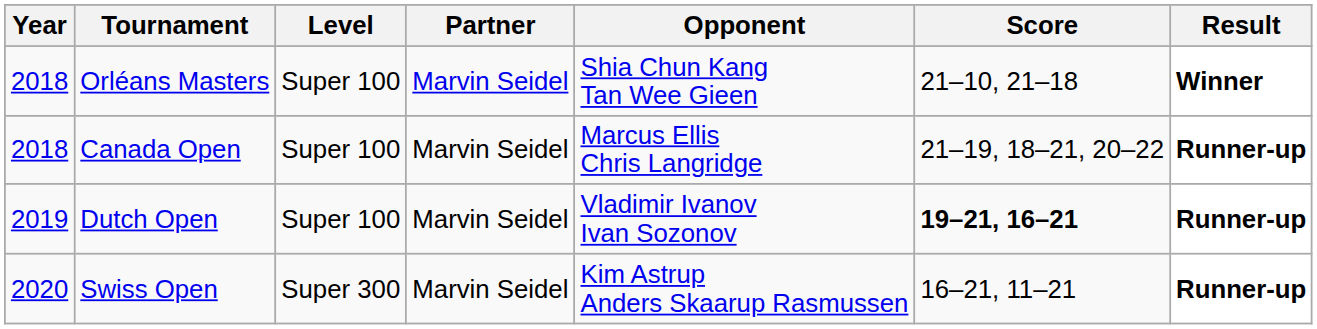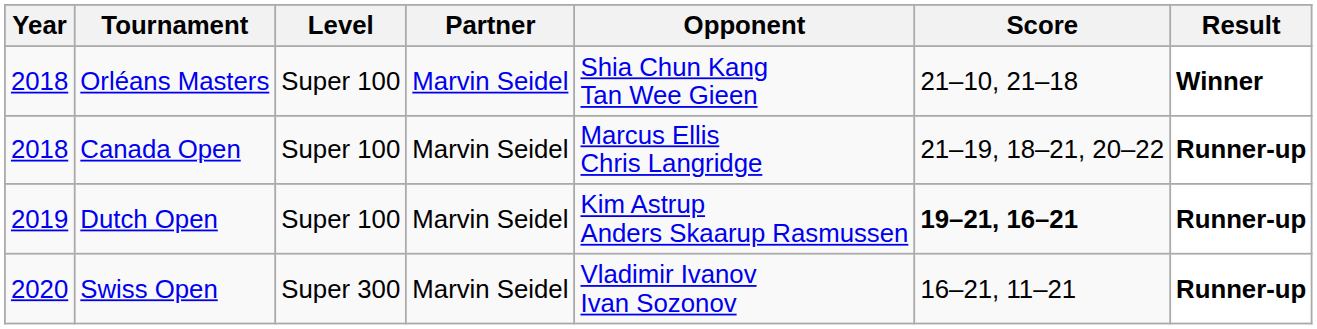(669, 219) Vladimir Ivanov Ivan Sozonov -> (744, 219) Kim Astrup Anders Skaarup Rasmussen
(744, 289) Kim Astrup Anders Skaarup Rasmussen -> (669, 289) Vladimir Ivanov Ivan Sozonov
